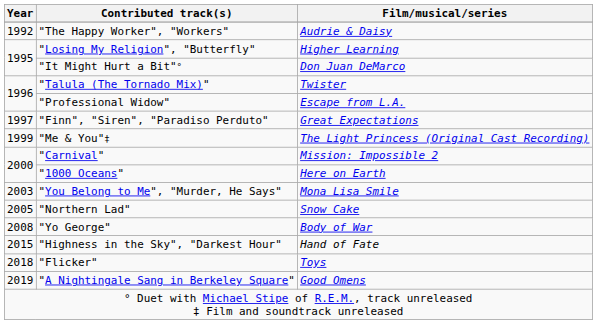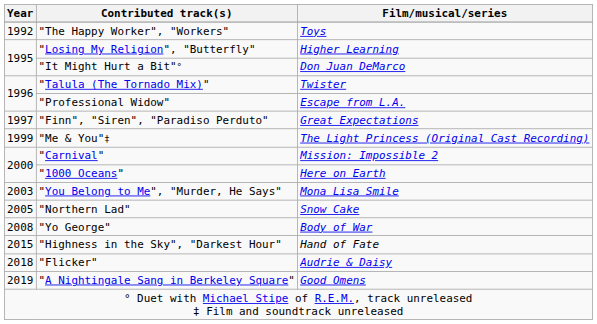(346, 31) Audrie & Daisy -> (313, 31) Toys
(313, 262) Toys -> (346, 262) Audrie & Daisy
